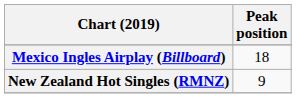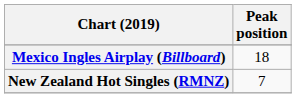(262, 81) 9 -> (262, 81) 7
